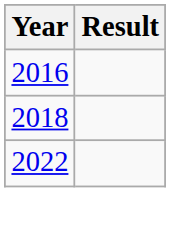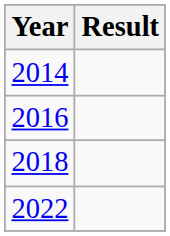+ row: (40, 72)
